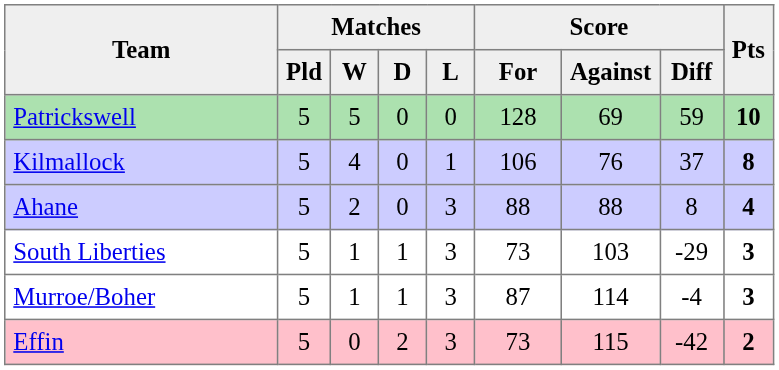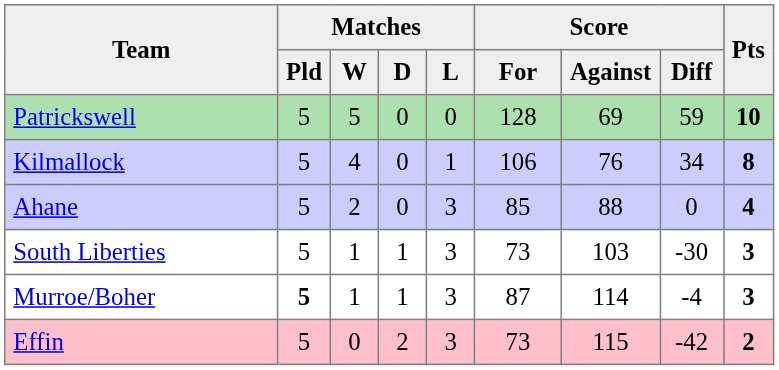(692, 161) 37 -> (692, 161) 34
(518, 206) 88 -> (518, 206) 85
(692, 206) 8 -> (692, 206) 0
(692, 251) -29 -> (692, 251) -30
(304, 296) normal -> (304, 296) bold
